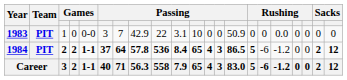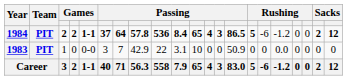rows swapped: (17, 34) <-> (17, 50)
